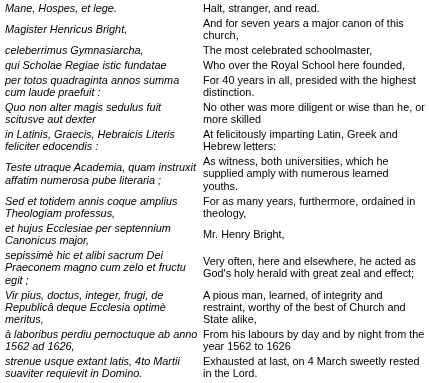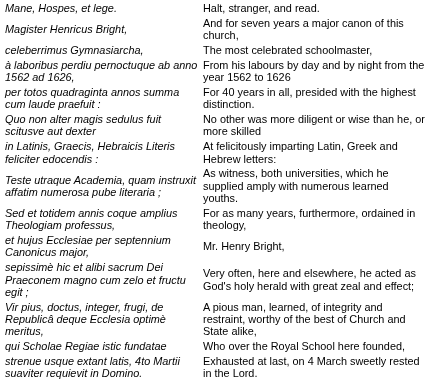rows swapped: (86, 65) <-> (101, 340)
